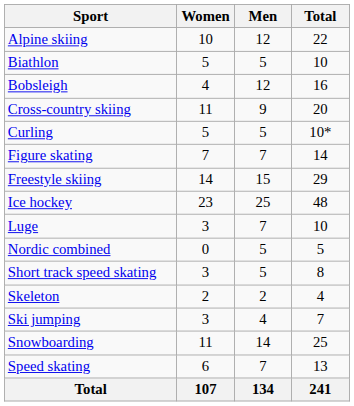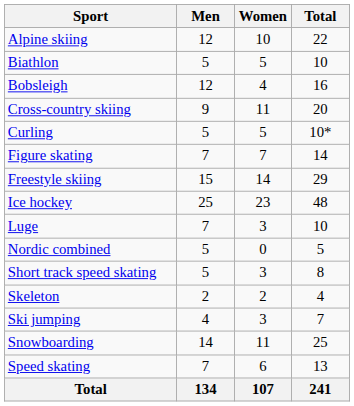columns swapped: (263, 16) <-> (206, 16)
